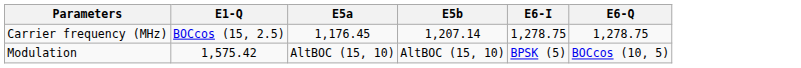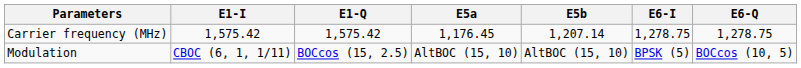+ column: (232, 14)
(229, 33) BOCcos (15, 2.5) -> (353, 33) 1,575.42
(229, 53) 1,575.42 -> (353, 53) BOCcos (15, 2.5)
